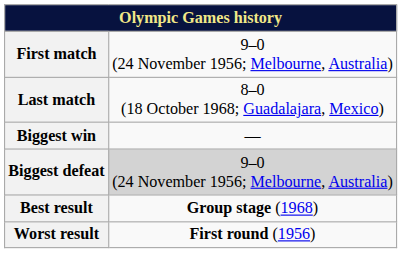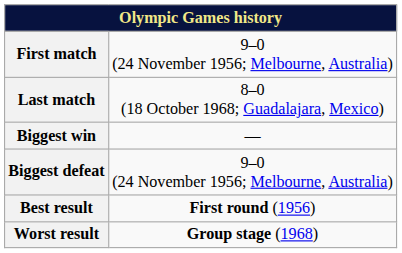(252, 172) lightgrey background -> (252, 172) no background
(252, 208) Group stage (1968) -> (252, 208) First round (1956)
(252, 234) First round (1956) -> (252, 234) Group stage (1968)
